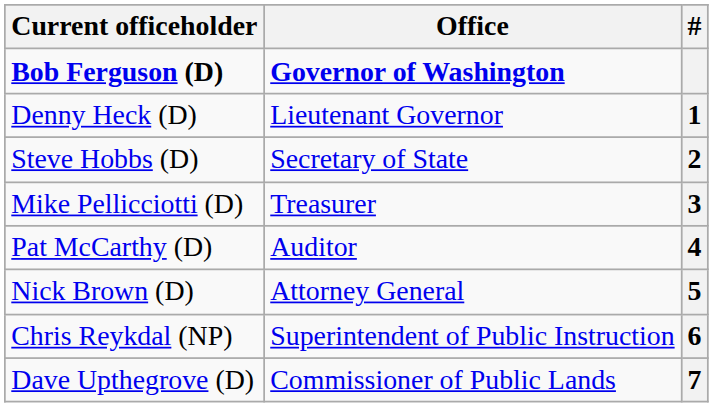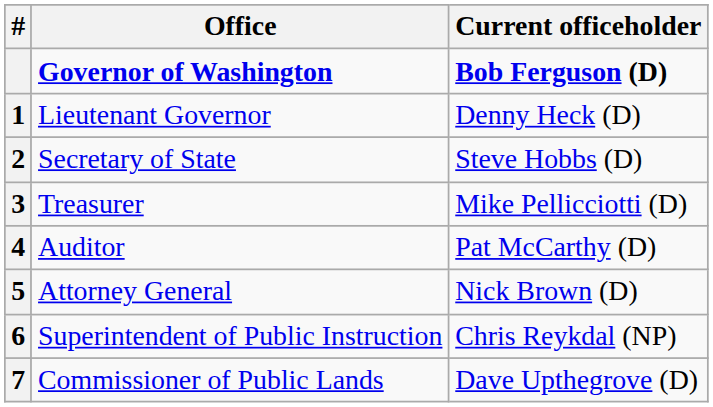columns swapped: (694, 26) <-> (134, 26)
